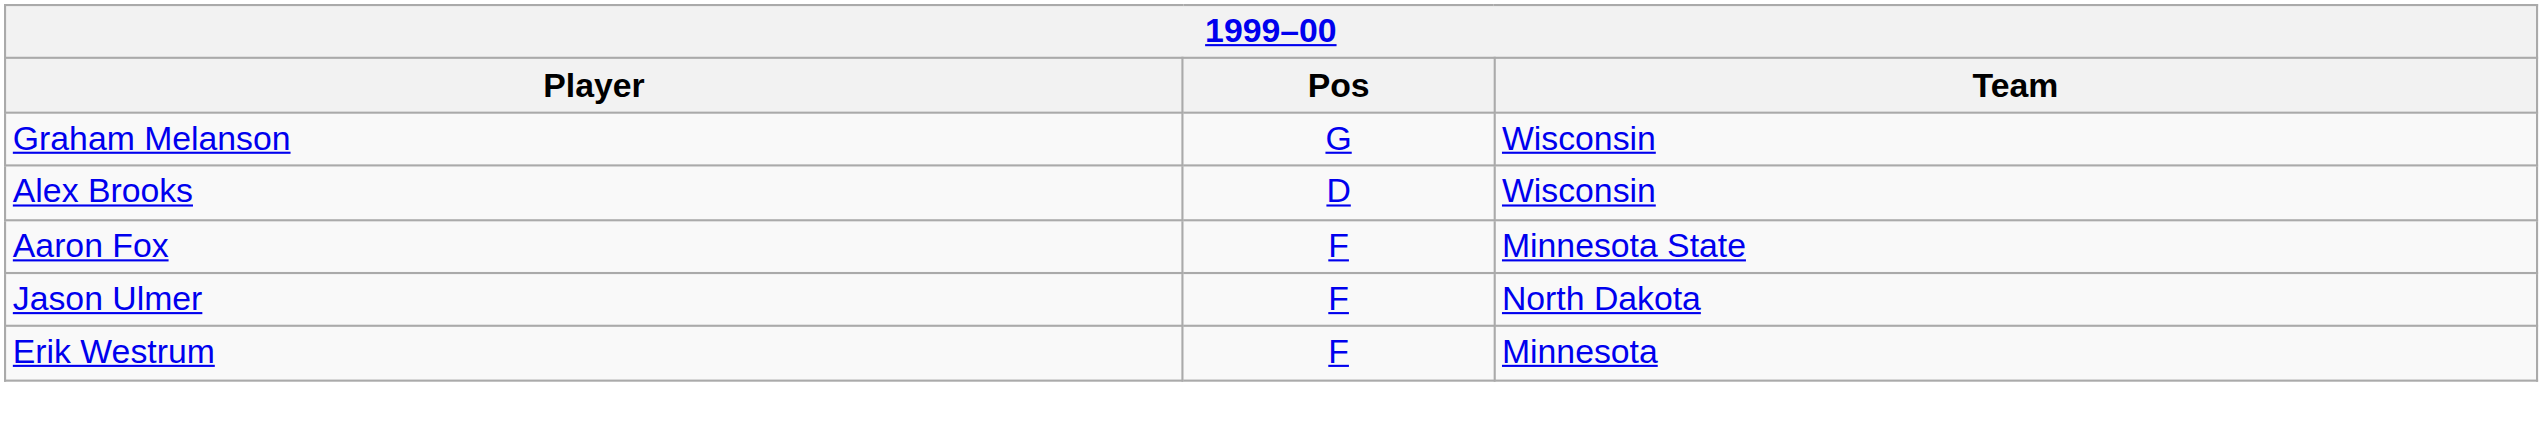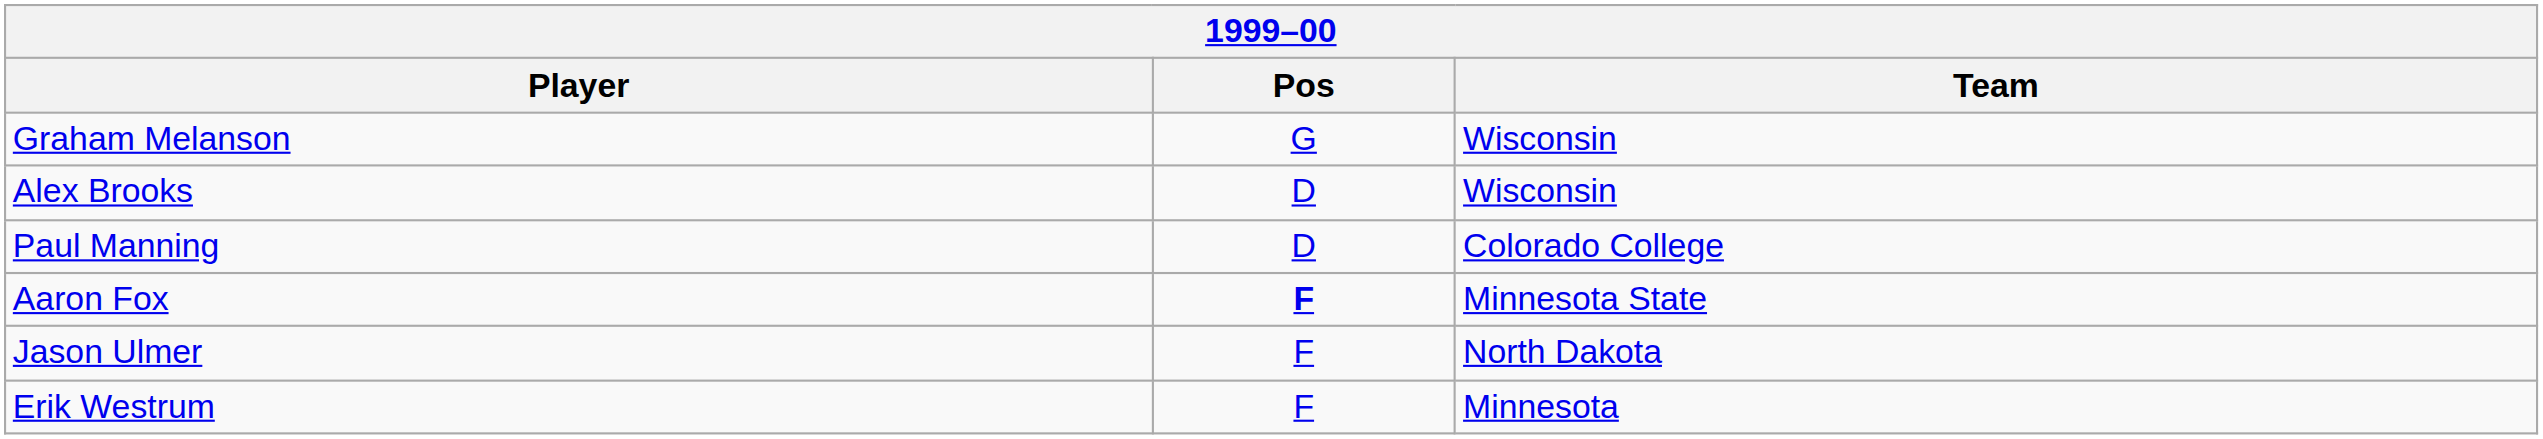+ row: (116, 245)
(1339, 245) normal -> (1304, 298) bold
